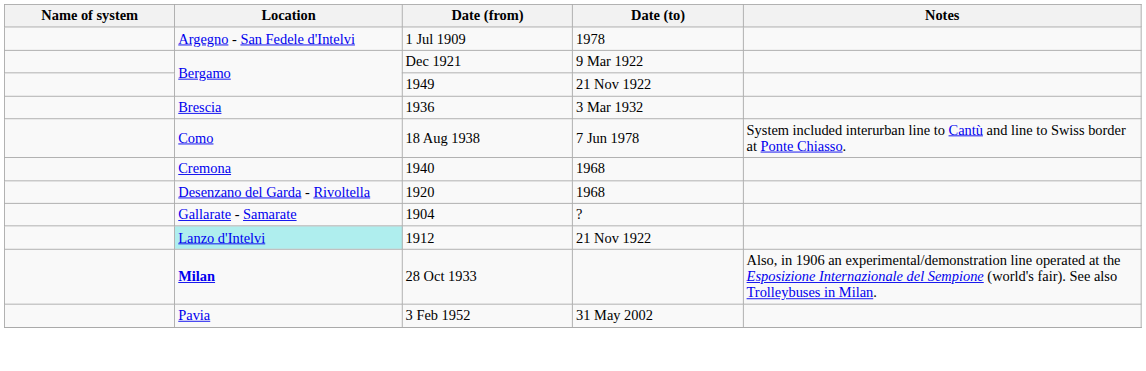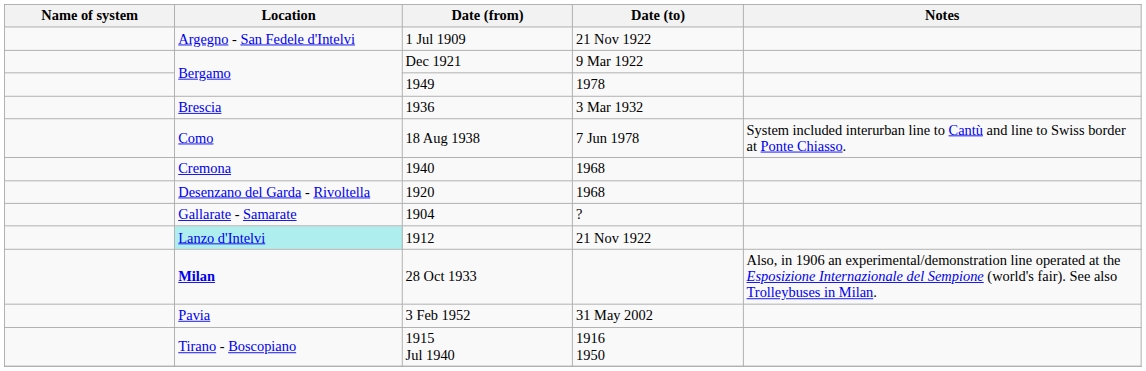(590, 38) 1978 -> (614, 38) 21 Nov 1922
(614, 84) 21 Nov 1922 -> (590, 84) 1978
+ row: (430, 346)
